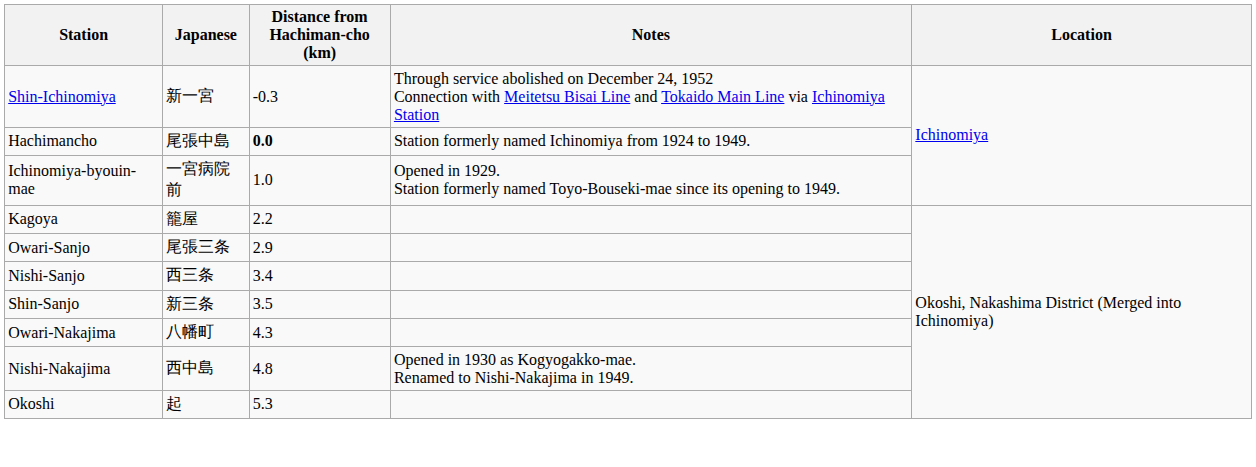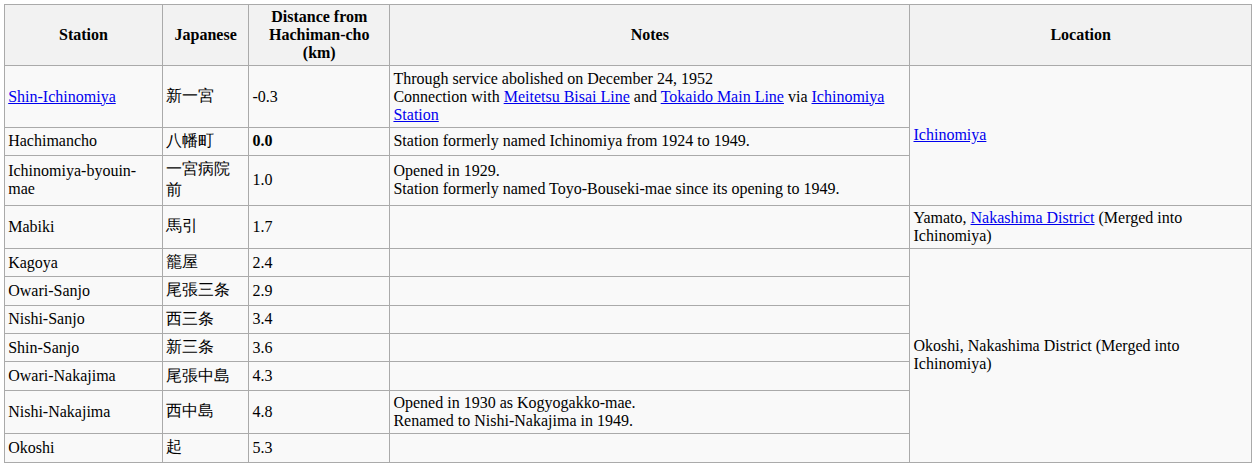(198, 140) 尾張中島 -> (190, 140) 八幡町
+ row: (31, 226)
(263, 219) 2.2 -> (262, 262) 2.4
(263, 304) 3.5 -> (262, 347) 3.6
(190, 332) 八幡町 -> (198, 375) 尾張中島
